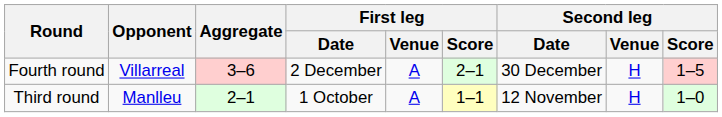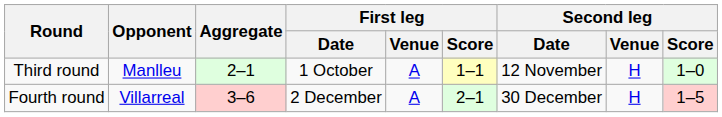rows swapped: (56, 97) <-> (56, 71)
